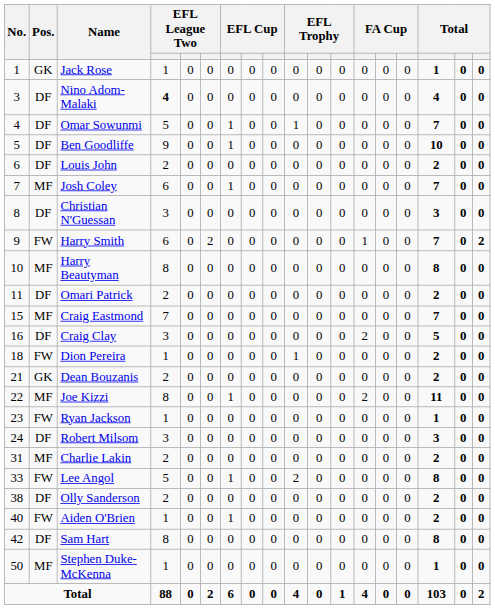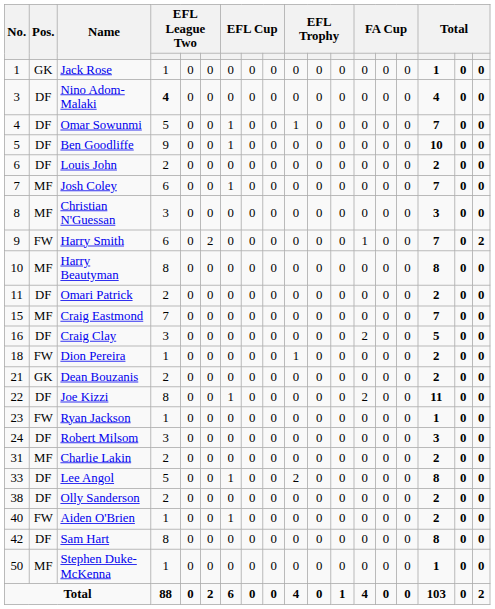(43, 213) DF -> (43, 213) MF
(43, 397) MF -> (43, 397) DF
(43, 478) FW -> (43, 478) DF
